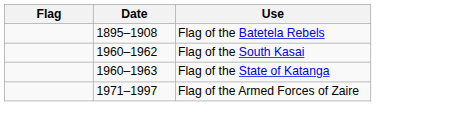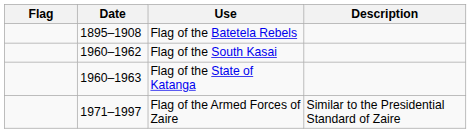+ column: (385, 14)
